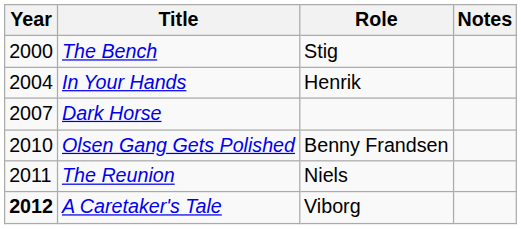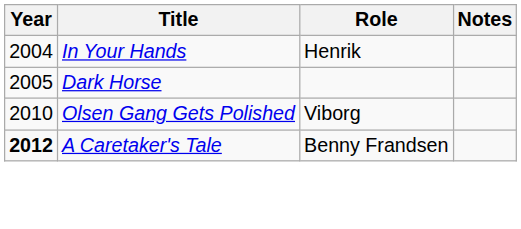- row: (110, 51)
(31, 113) 2007 -> (31, 82) 2005
(376, 144) Benny Frandsen -> (332, 113) Viborg
- row: (118, 176)
(332, 207) Viborg -> (376, 144) Benny Frandsen
